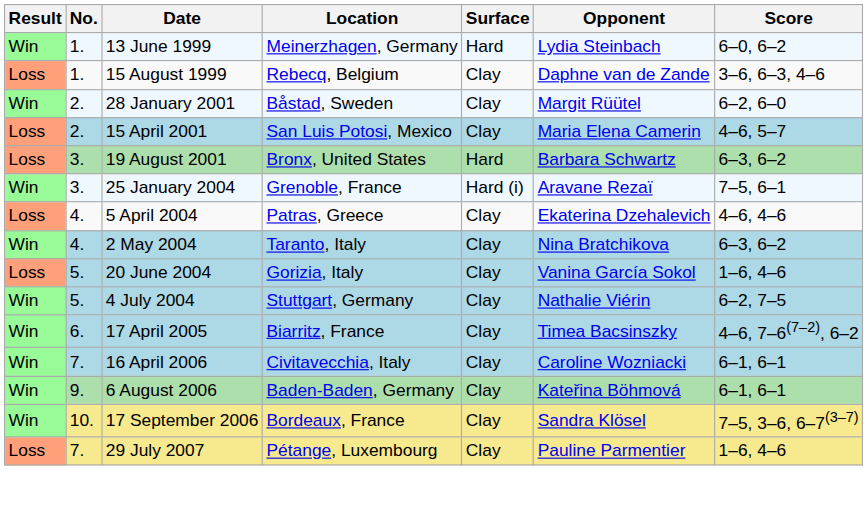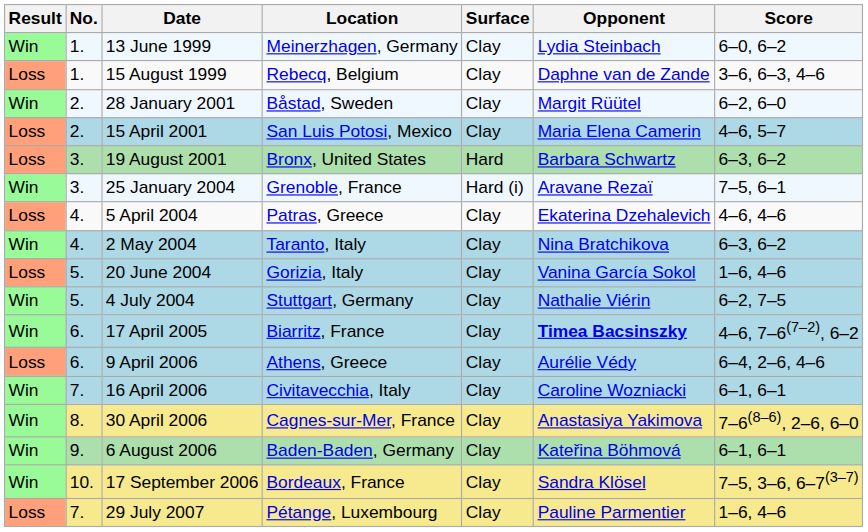(485, 46) Hard -> (483, 46) Clay
(607, 330) normal -> (612, 330) bold
+ row: (152, 361)
+ row: (157, 420)
